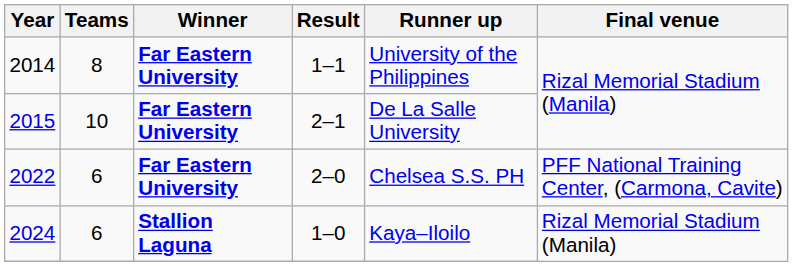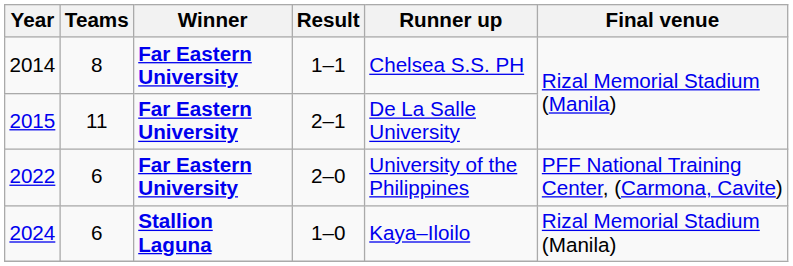(443, 65) University of the Philippines -> (447, 65) Chelsea S.S. PH
(97, 121) 10 -> (97, 121) 11
(447, 177) Chelsea S.S. PH -> (443, 177) University of the Philippines
